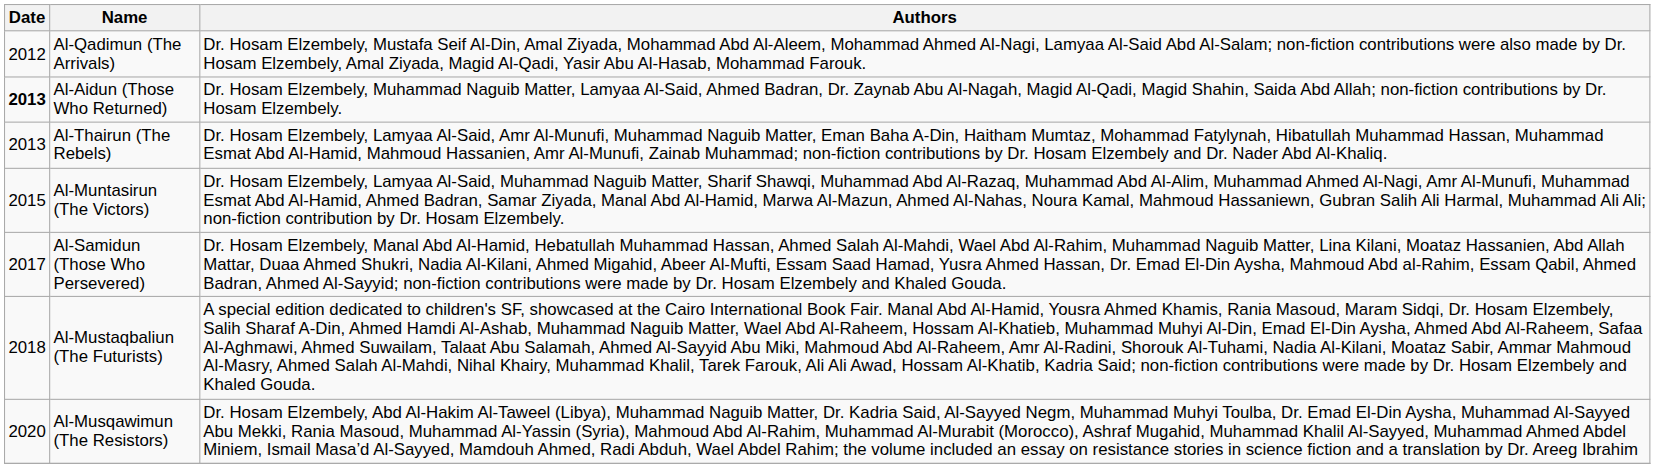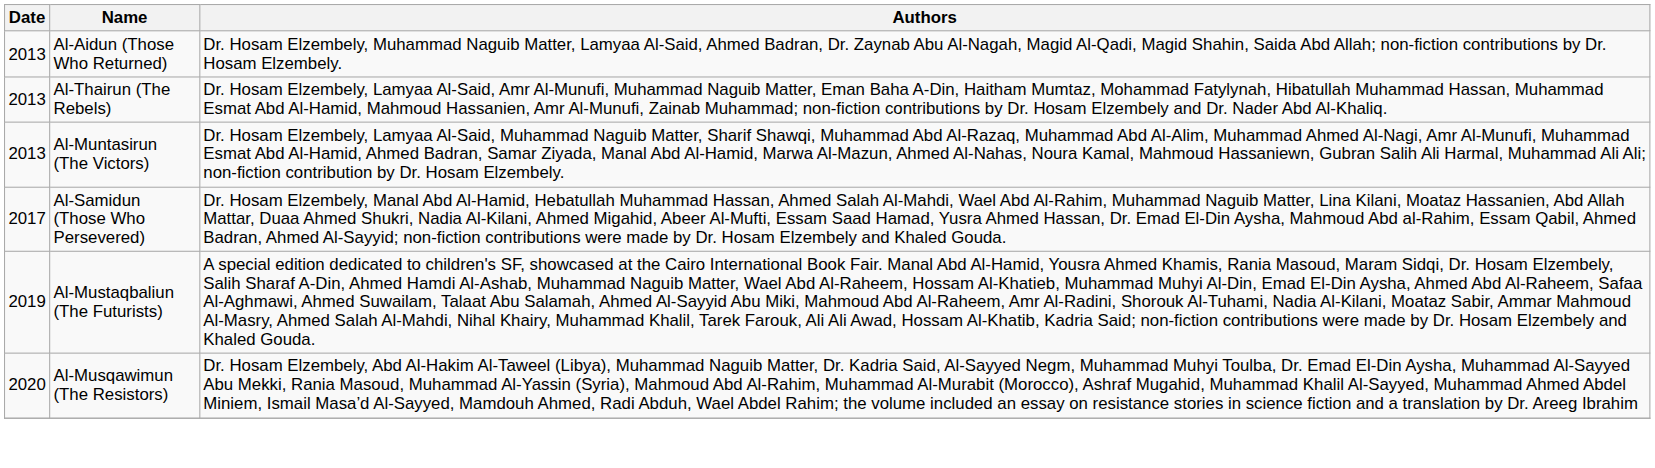- row: (117, 53)
(27, 99) bold -> (27, 53) normal
(27, 199) 2015 -> (27, 154) 2013
(27, 347) 2018 -> (27, 302) 2019
